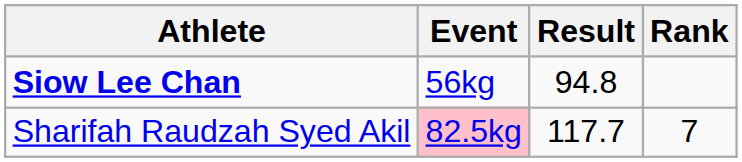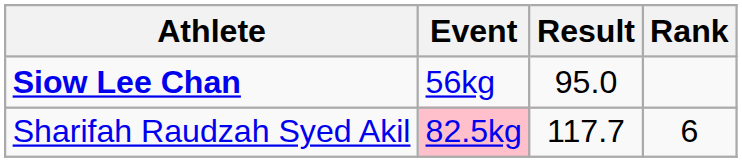(586, 82) 94.8 -> (586, 82) 95.0
(689, 132) 7 -> (689, 132) 6
